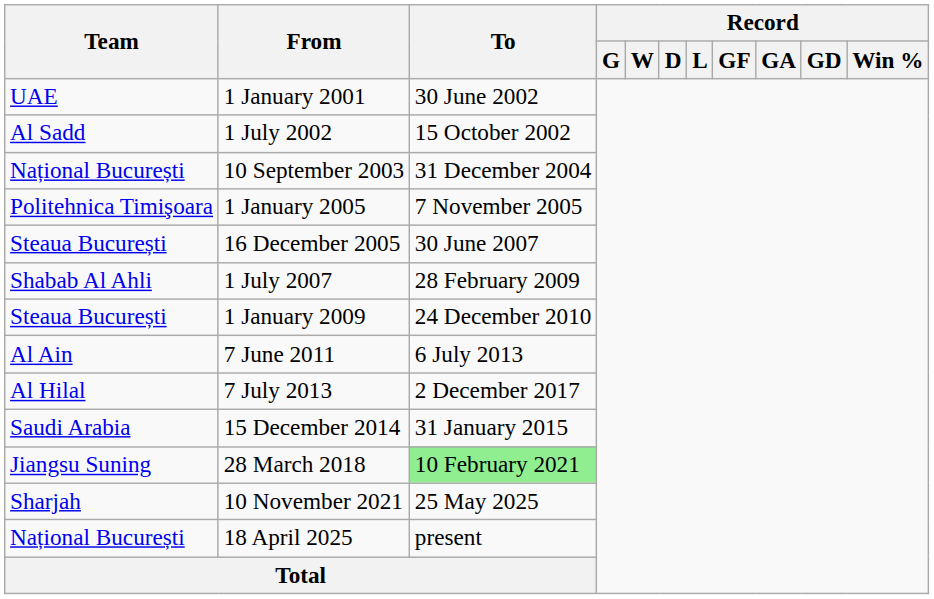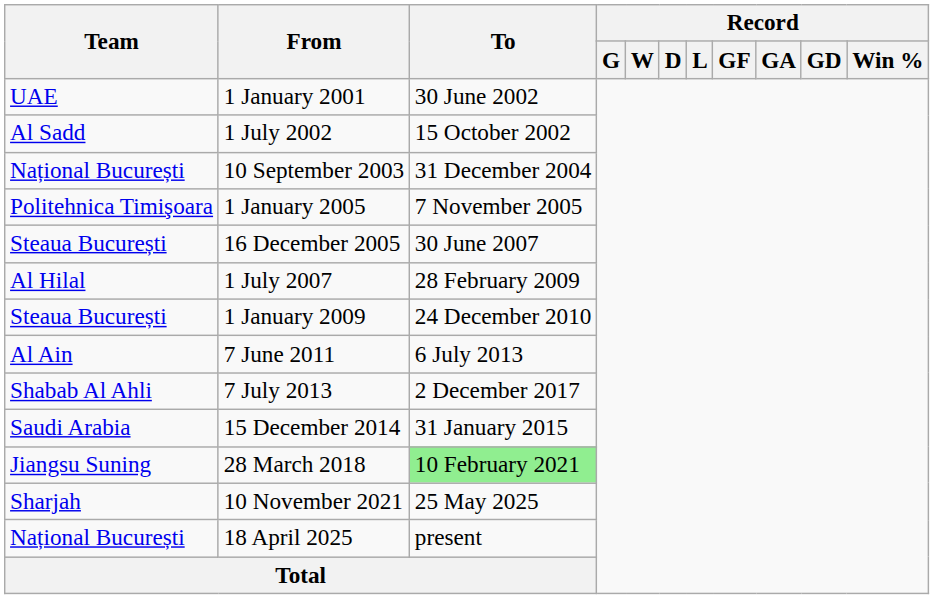(81, 280) Shabab Al Ahli -> (48, 280) Al Hilal
(48, 390) Al Hilal -> (81, 390) Shabab Al Ahli
